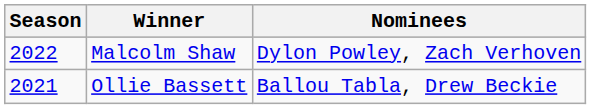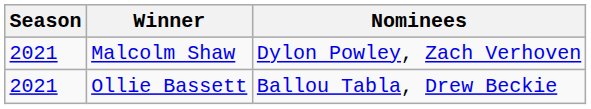(34, 54) 2022 -> (34, 54) 2021
